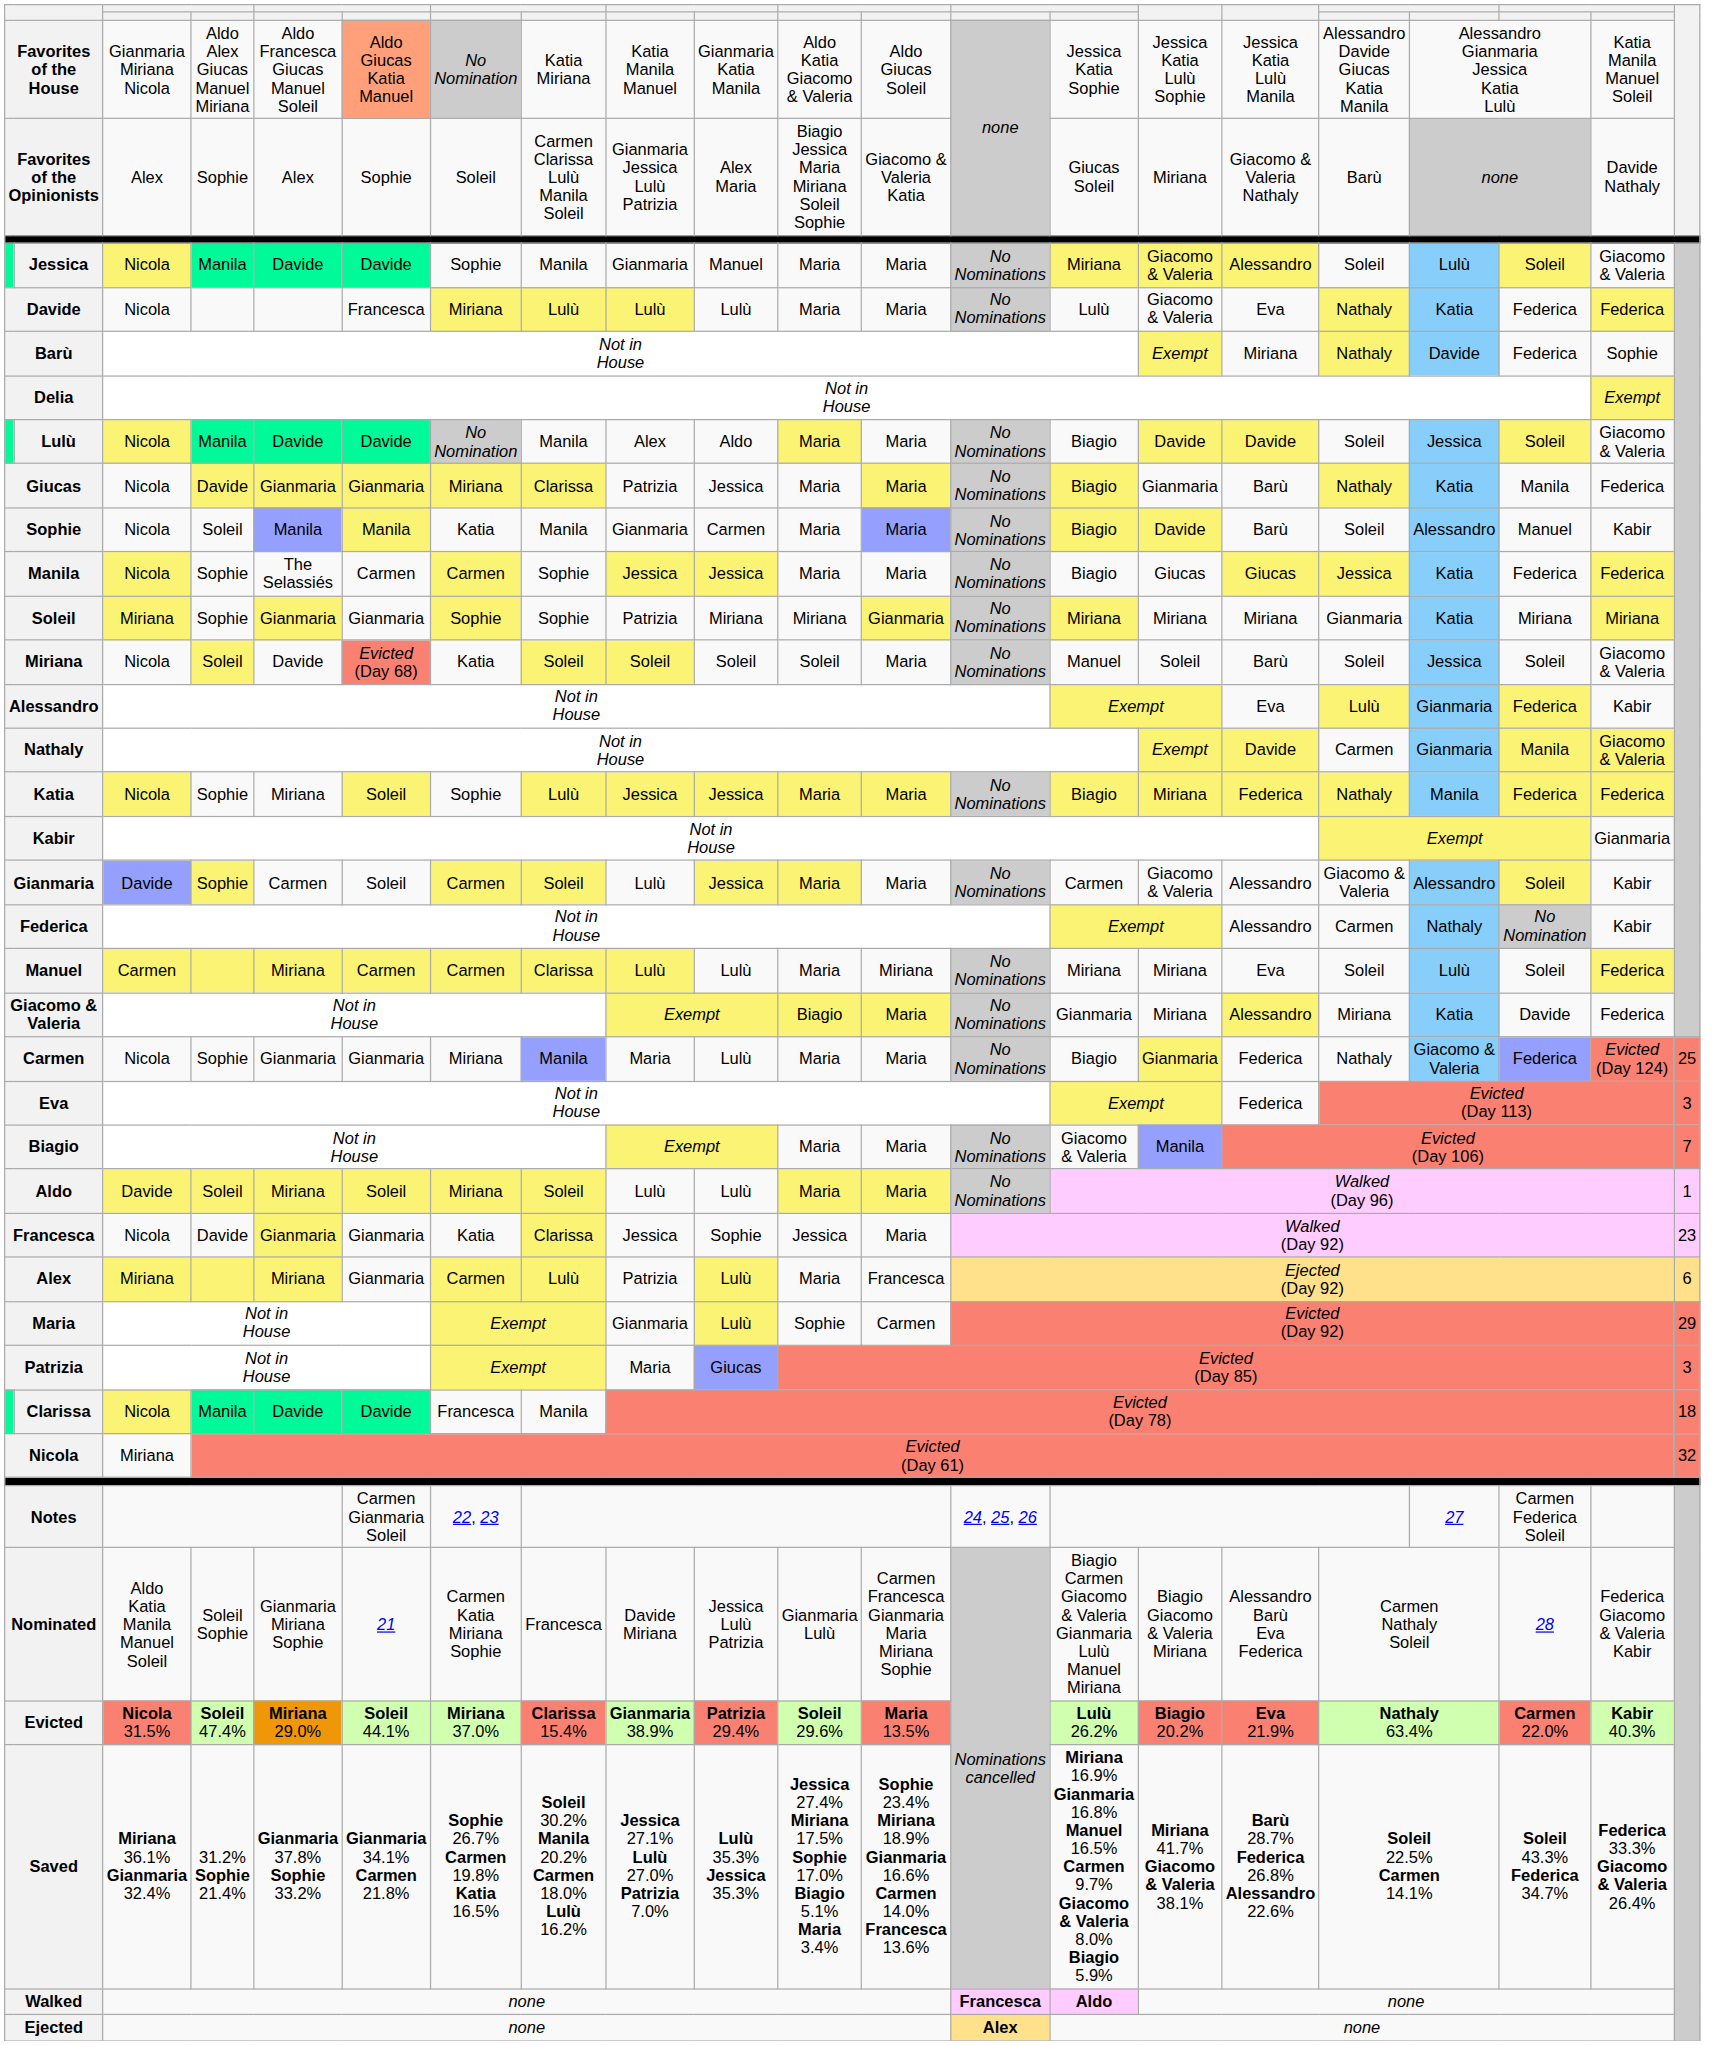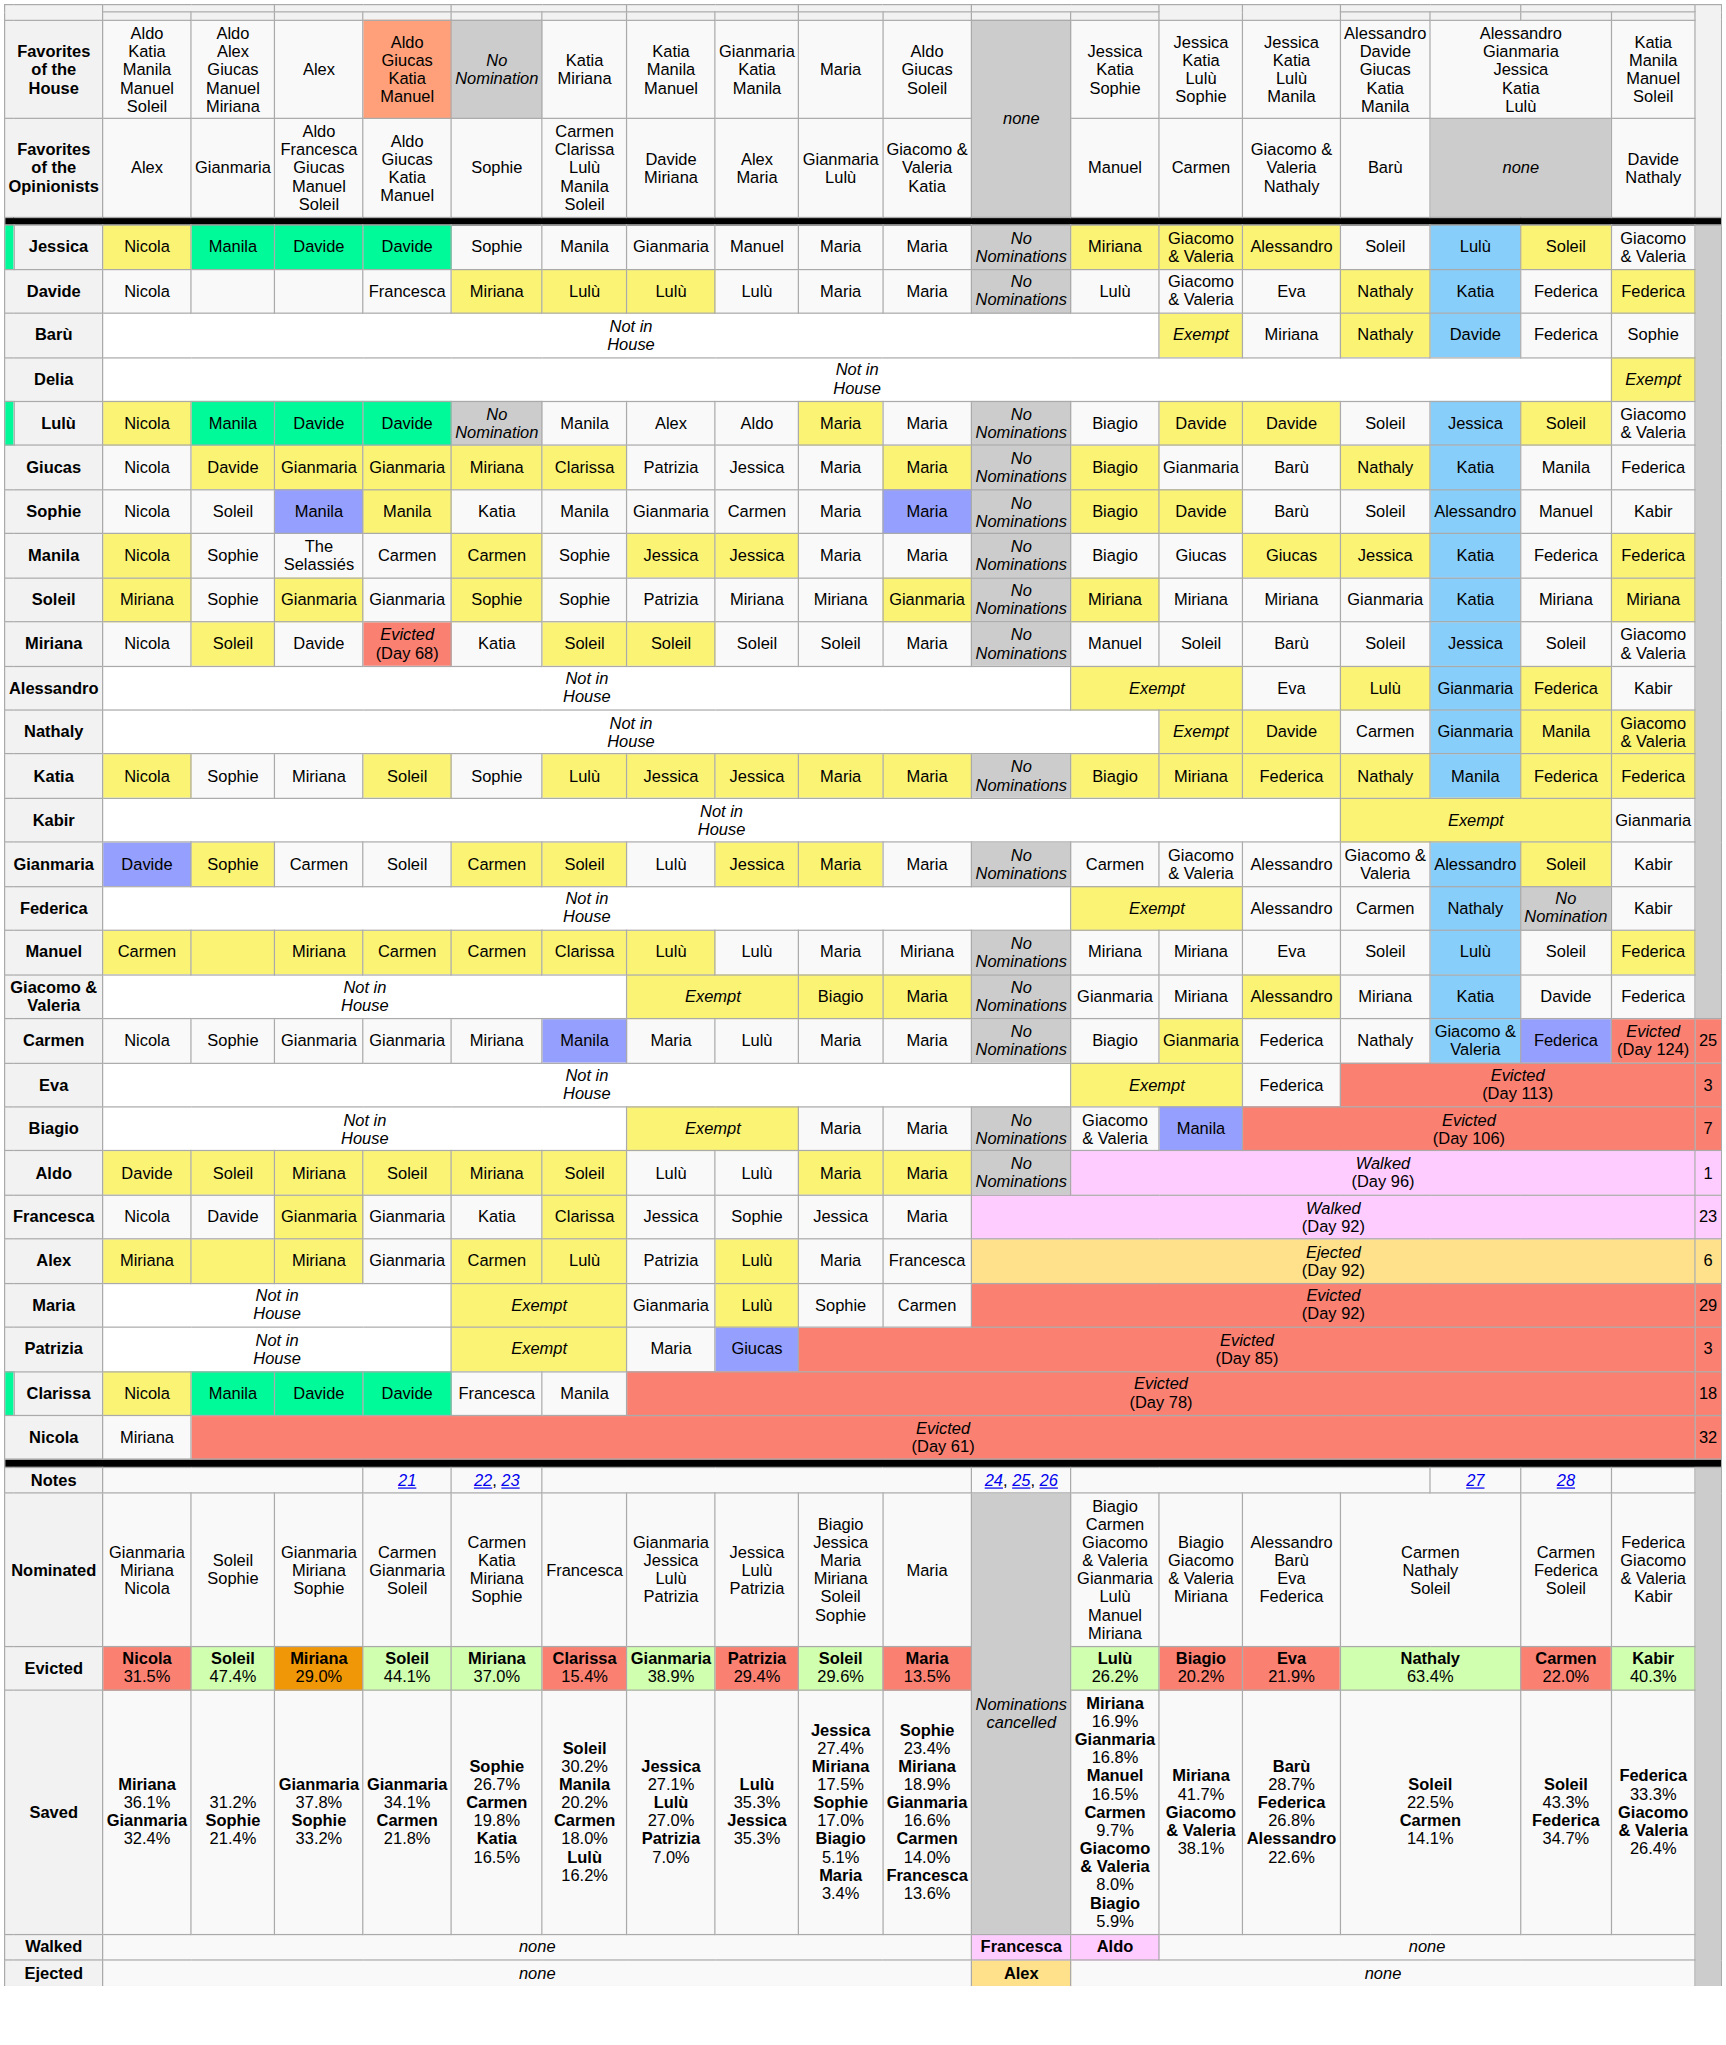(147, 69) Gianmaria Miriana Nicola -> (147, 69) Aldo Katia Manila Manuel Soleil
(298, 69) Aldo Francesca Giucas Manuel Soleil -> (319, 69) Alex
(820, 69) Aldo Katia Giacomo & Valeria -> (841, 69) Maria
(222, 177) Sophie -> (233, 168) Gianmaria
(298, 177) Alex -> (319, 168) Aldo Francesca Giucas Manuel Soleil
(386, 177) Sophie -> (407, 168) Aldo Giucas Katia Manuel
(476, 177) Soleil -> (497, 168) Sophie
(650, 177) Gianmaria Jessica Lulù Patrizia -> (671, 168) Davide Miriana
(820, 177) Biagio Jessica Maria Miriana Soleil Sophie -> (841, 168) Gianmaria Lulù
(1094, 177) Giucas Soleil -> (1115, 168) Manuel
(1180, 177) Miriana -> (1201, 168) Carmen
(386, 1516) Carmen Gianmaria Soleil -> (407, 1480) 21
(1545, 1516) Carmen Federica Soleil -> (1566, 1480) 28
(147, 1624) Aldo Katia Manila Manuel Soleil -> (147, 1569) Gianmaria Miriana Nicola
(386, 1624) 21 -> (407, 1569) Carmen Gianmaria Soleil
(650, 1624) Davide Miriana -> (671, 1569) Gianmaria Jessica Lulù Patrizia
(820, 1624) Gianmaria Lulù -> (841, 1569) Biagio Jessica Maria Miriana Soleil Sophie
(906, 1624) Carmen Francesca Gianmaria Maria Miriana Sophie -> (927, 1569) Maria
(1545, 1624) 28 -> (1566, 1569) Carmen Federica Soleil
